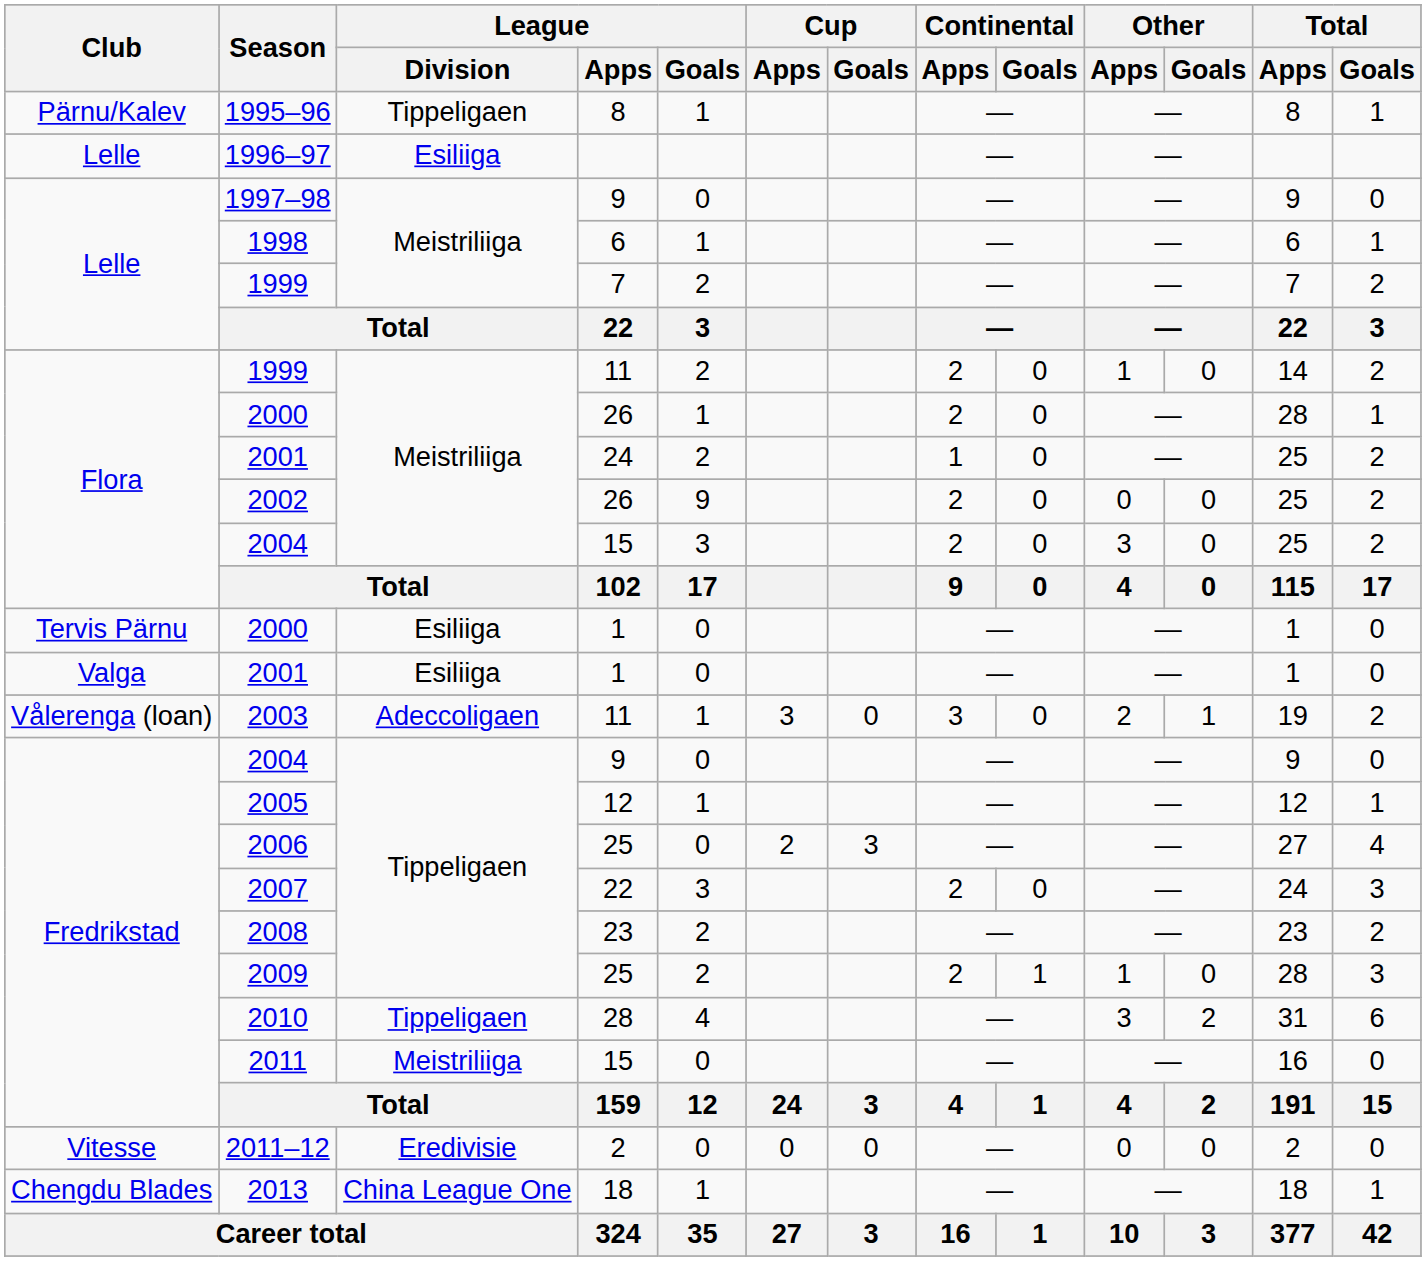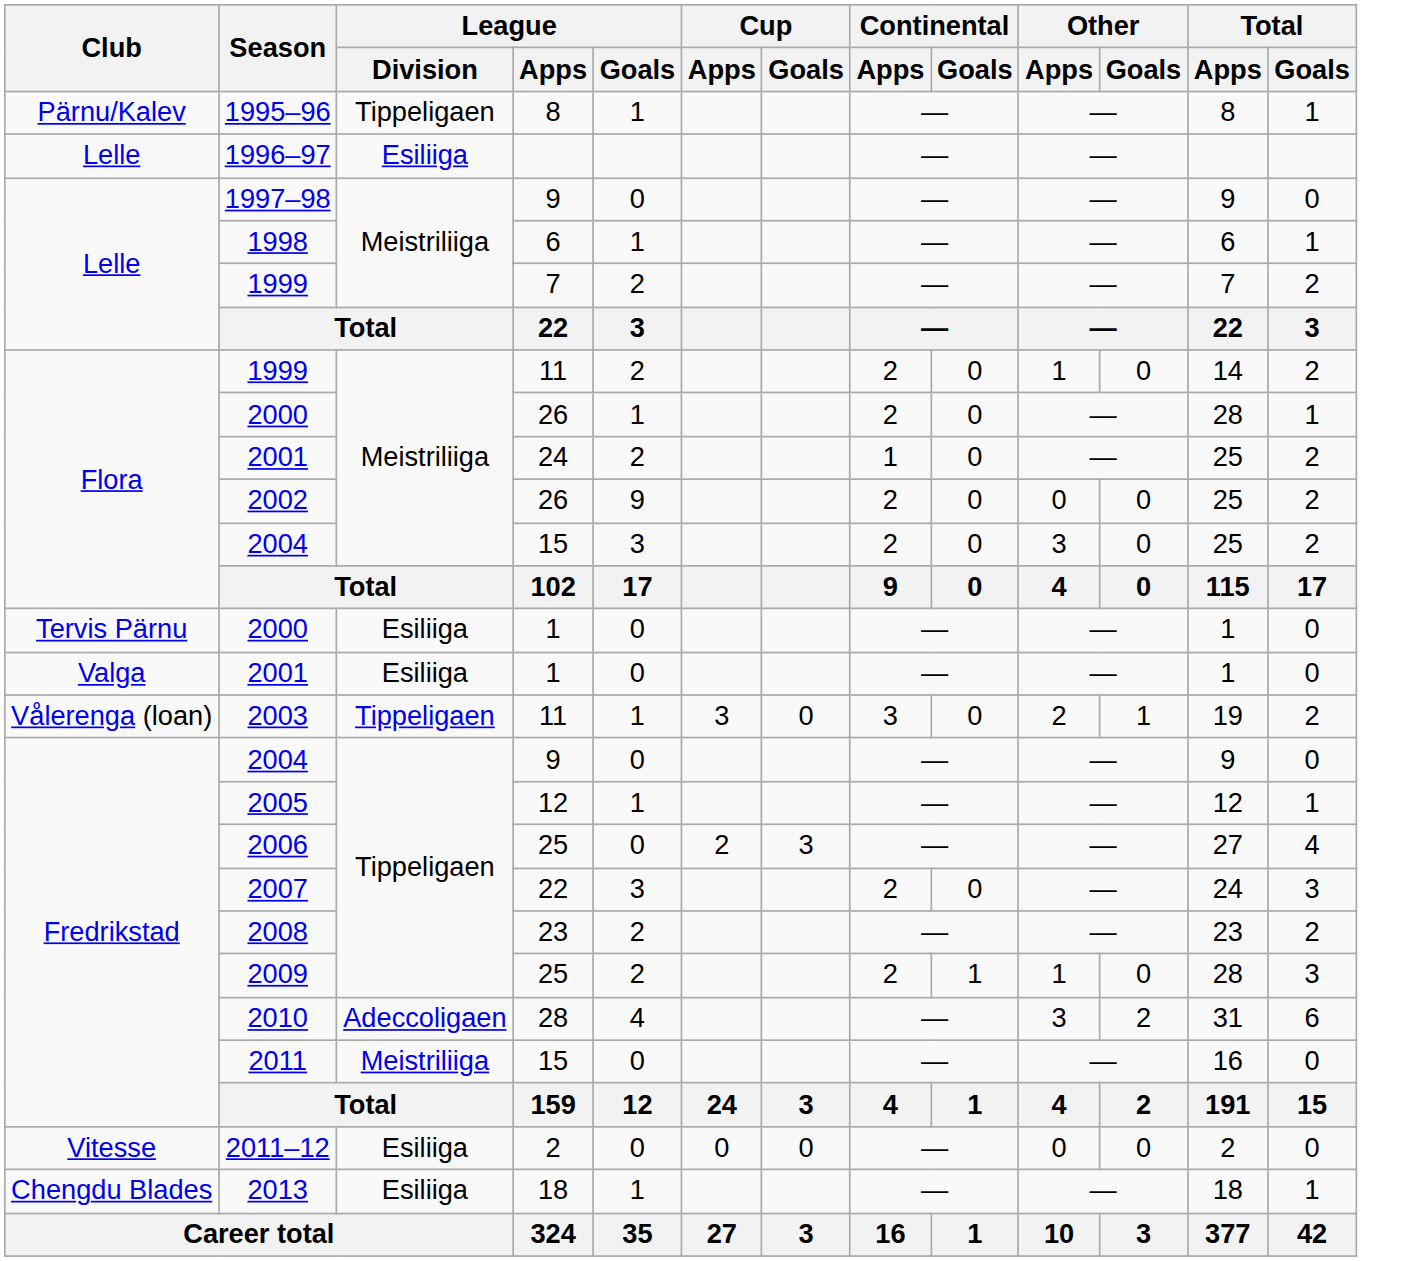(457, 716) Adeccoligaen -> (425, 716) Tippeligaen
(457, 1018) Tippeligaen -> (425, 1018) Adeccoligaen
(457, 1147) Eredivisie -> (425, 1147) Esiliiga
(457, 1190) China League One -> (425, 1190) Esiliiga
